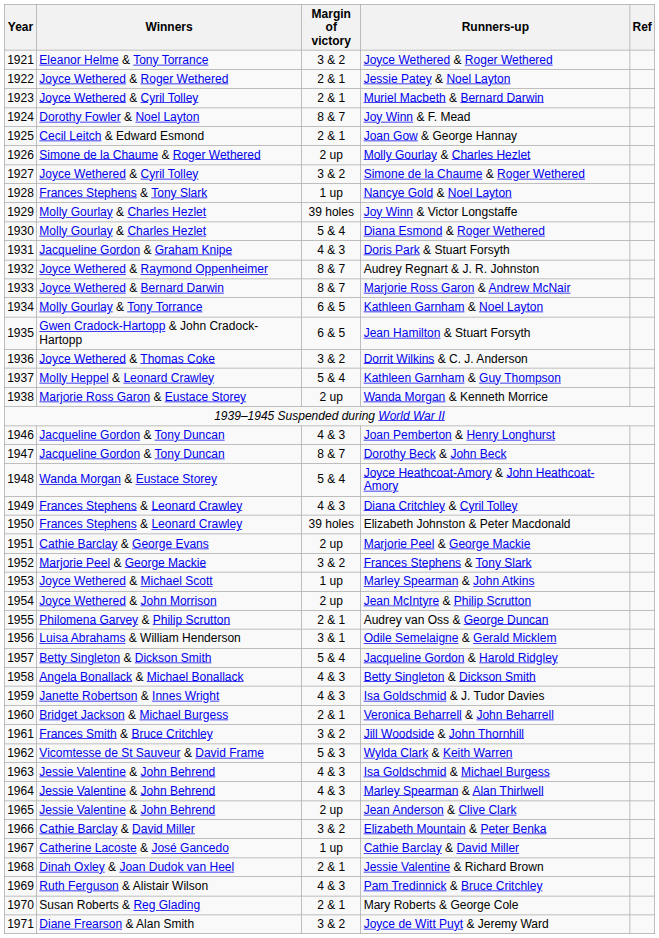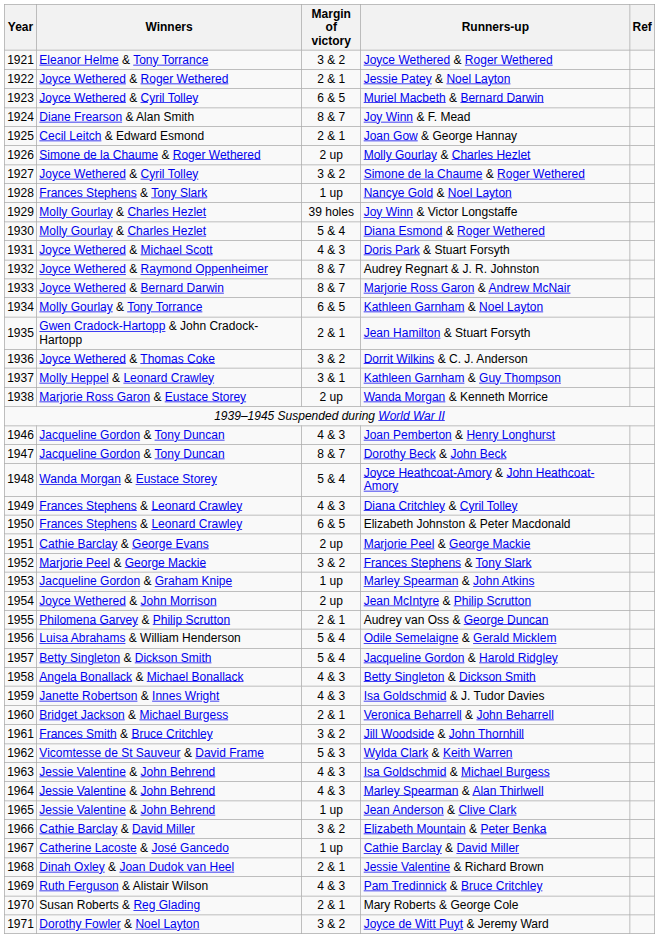(331, 98) 2 & 1 -> (331, 98) 6 & 5
(119, 117) Dorothy Fowler & Noel Layton -> (117, 117) Diane Frearson & Alan Smith
(136, 250) Jacqueline Gordon & Graham Knipe -> (126, 250) Joyce Wethered & Michael Scott
(331, 333) 6 & 5 -> (331, 333) 2 & 1
(331, 378) 5 & 4 -> (331, 378) 3 & 1
(331, 524) 39 holes -> (331, 524) 6 & 5
(126, 581) Joyce Wethered & Michael Scott -> (136, 581) Jacqueline Gordon & Graham Knipe
(331, 638) 3 & 1 -> (331, 638) 5 & 4
(331, 810) 2 up -> (331, 810) 1 up
(117, 924) Diane Frearson & Alan Smith -> (119, 924) Dorothy Fowler & Noel Layton
